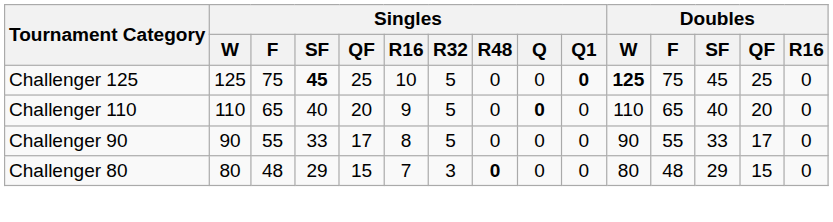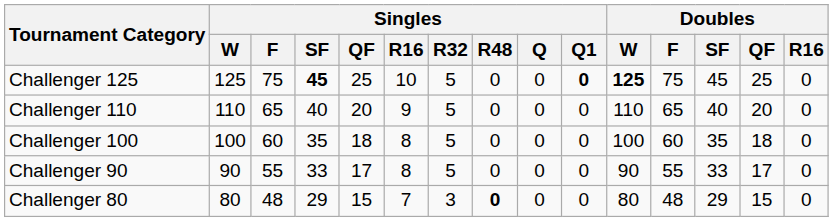(539, 110) bold -> (539, 110) normal
+ row: (74, 140)
